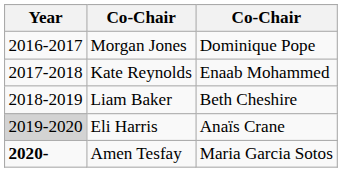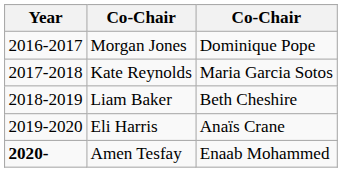(265, 72) Enaab Mohammed -> (266, 72) Maria Garcia Sotos
(46, 126) lightgrey background -> (46, 126) no background
(266, 153) Maria Garcia Sotos -> (265, 153) Enaab Mohammed
